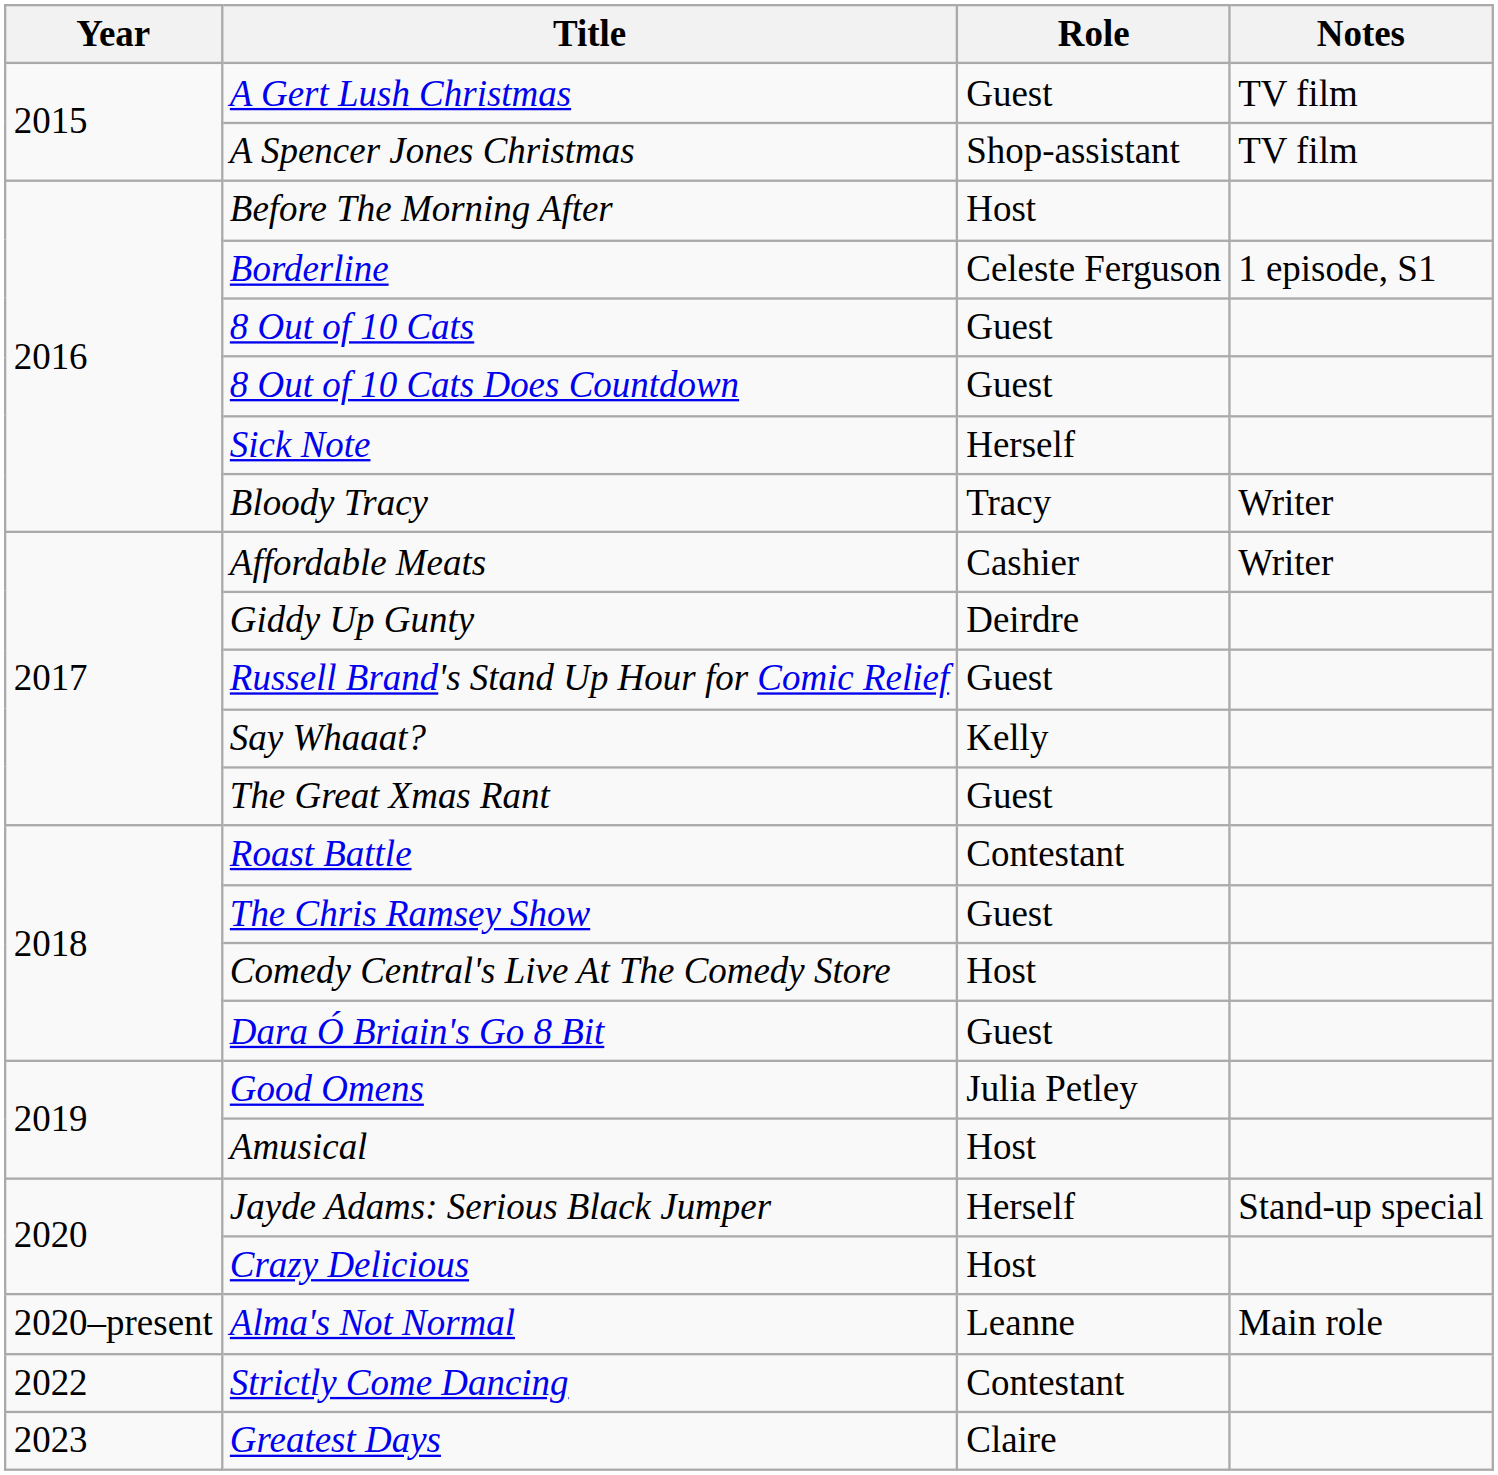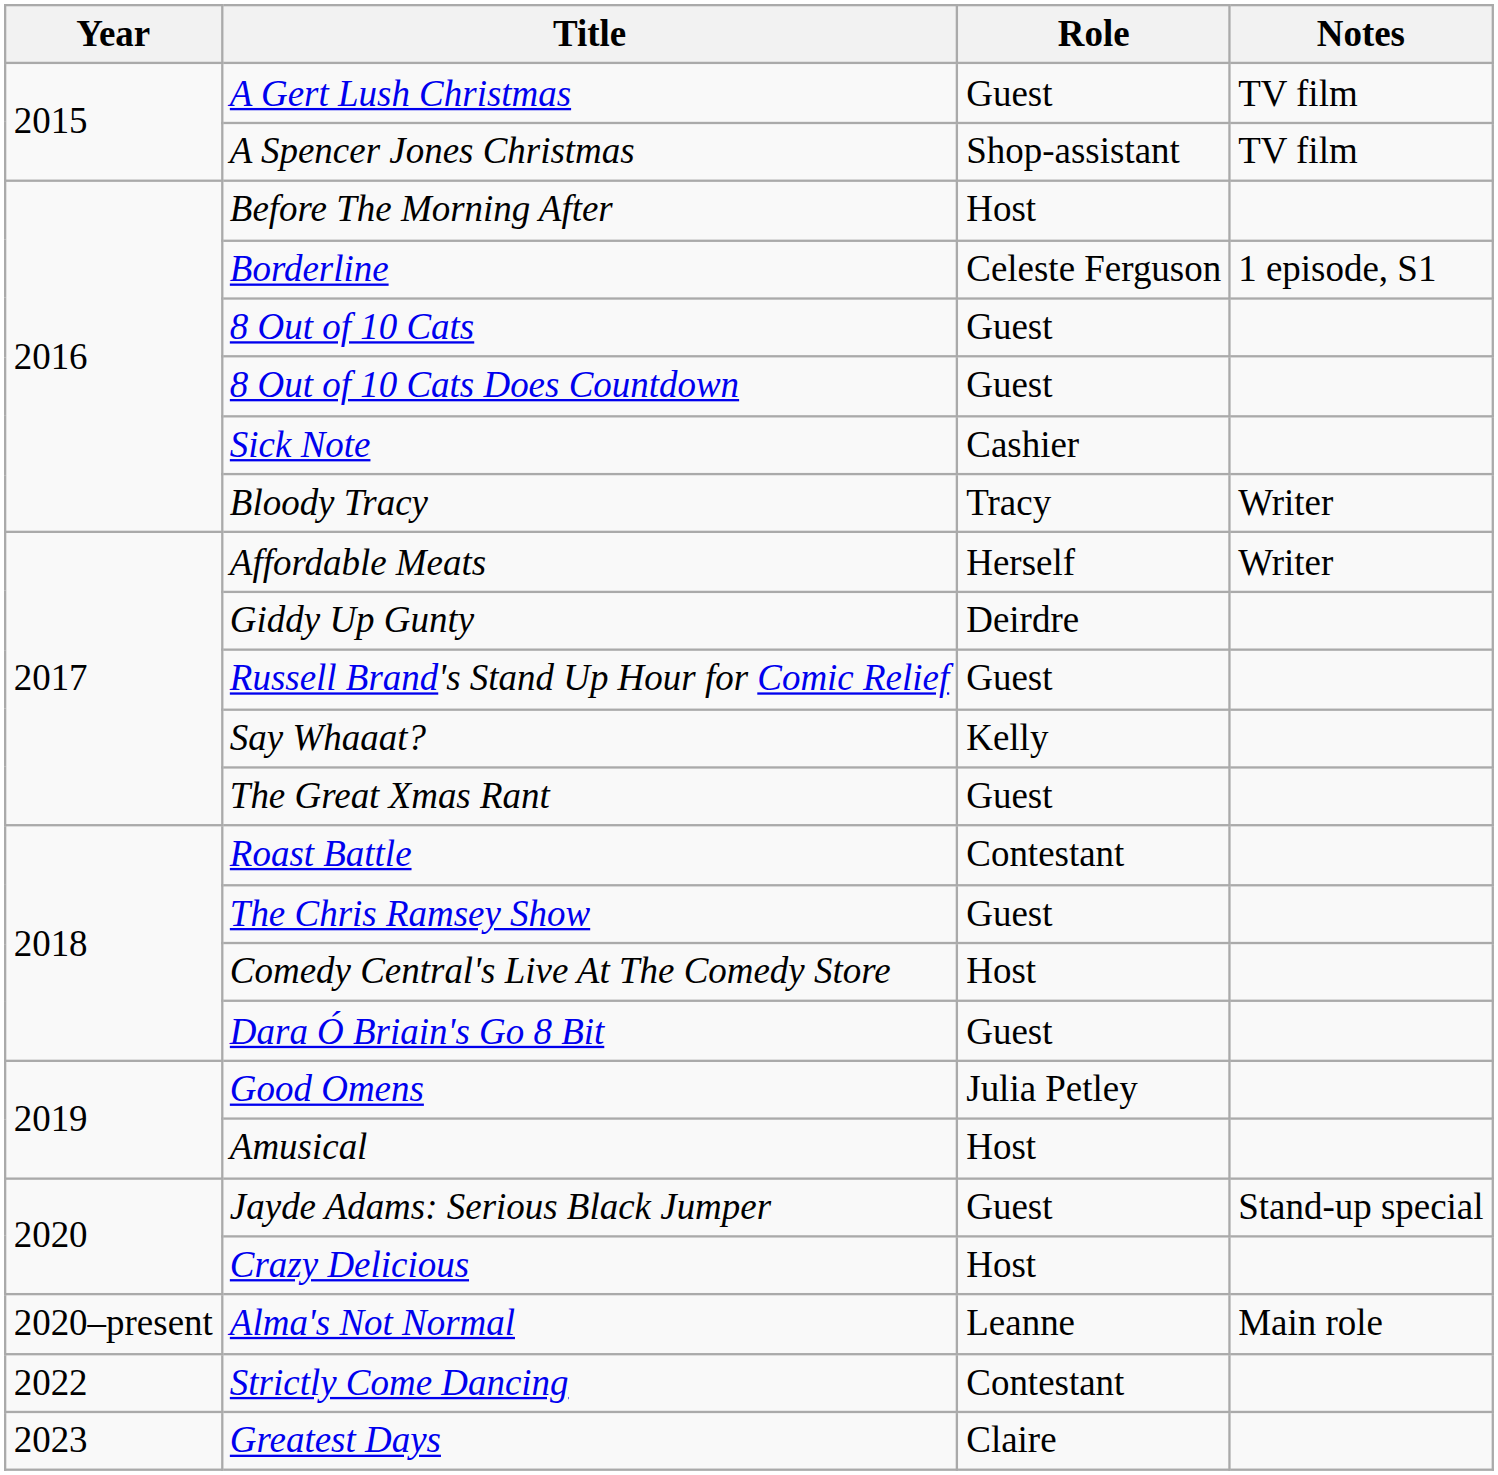(1021, 444) Herself -> (1023, 444) Cashier
(1023, 561) Cashier -> (1021, 561) Herself
(1021, 1206) Herself -> (1009, 1206) Guest
